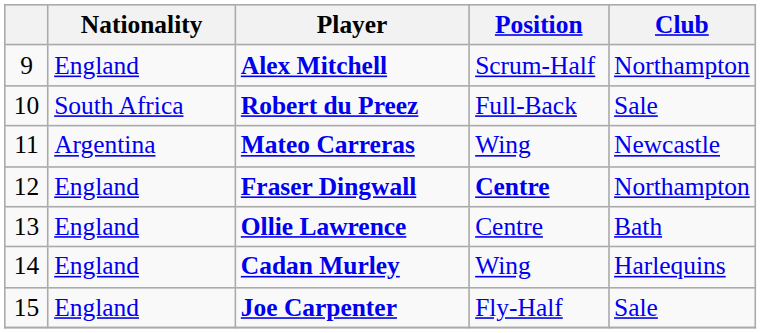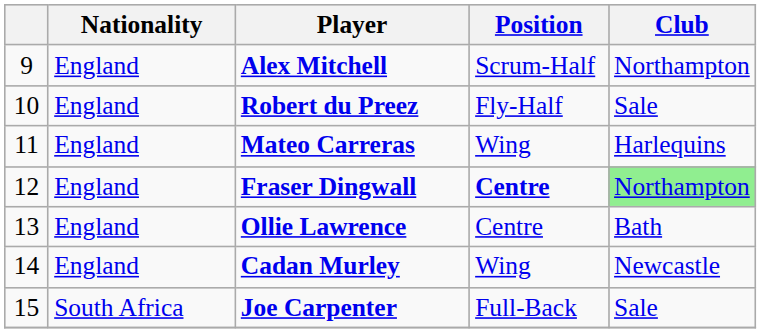(119, 105) South Africa -> (97, 105) England
(526, 105) Full-Back -> (519, 105) Fly-Half
(105, 145) Argentina -> (97, 145) England
(667, 145) Newcastle -> (670, 145) Harlequins
(682, 186) no background -> (682, 186) lightgreen background
(670, 266) Harlequins -> (667, 266) Newcastle
(97, 307) England -> (119, 307) South Africa
(519, 307) Fly-Half -> (526, 307) Full-Back
